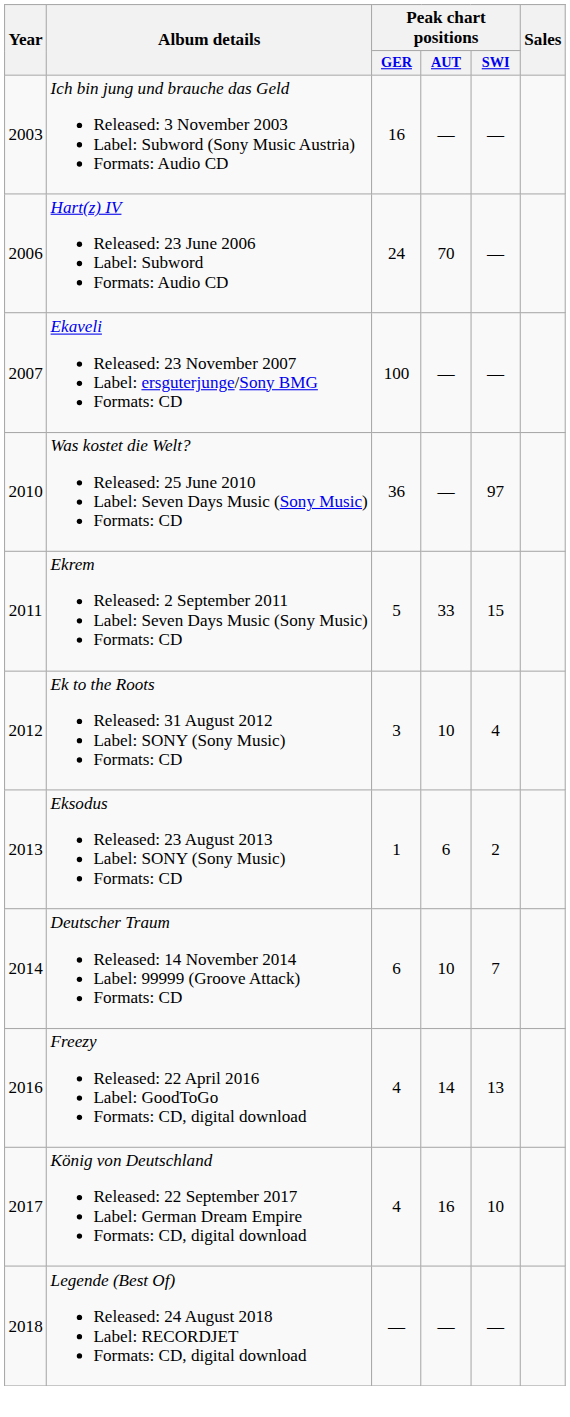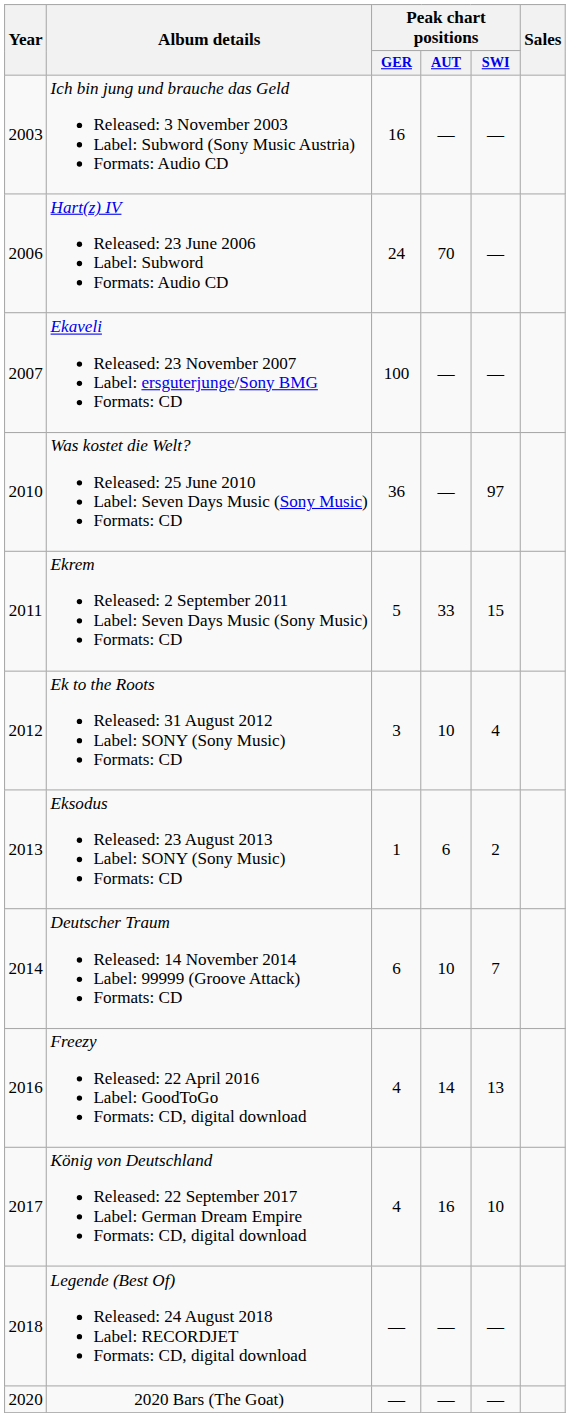+ row: (209, 1399)
